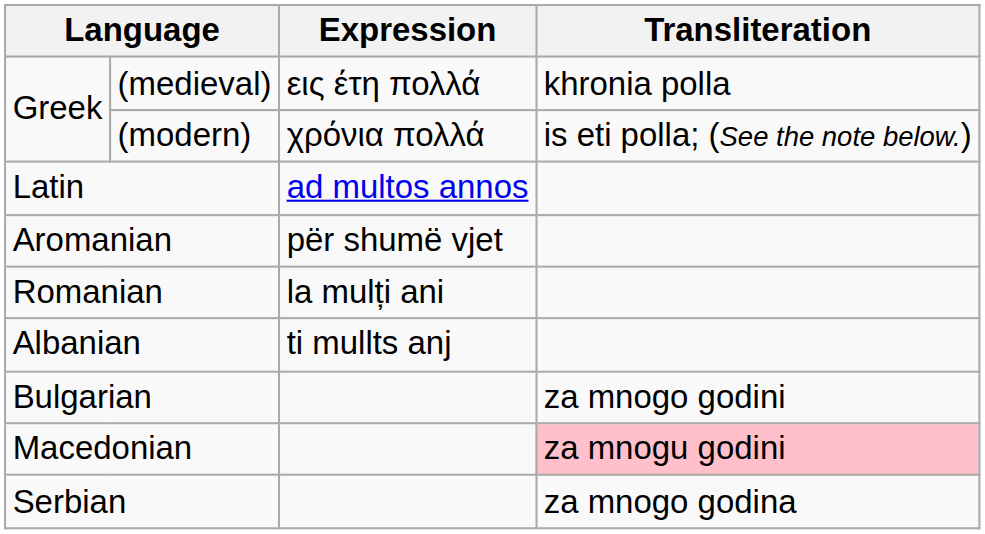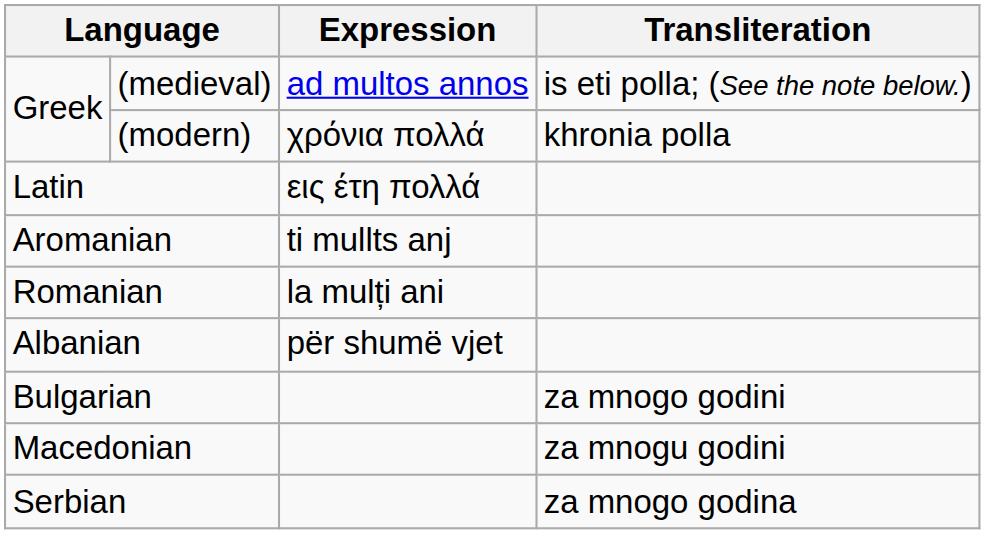(384, 82) εις έτη πολλά -> (408, 82) ad multos annos
(637, 82) khronia polla -> (758, 82) is eti polla; (See the note below.)
(758, 135) is eti polla; (See the note below.) -> (637, 135) khronia polla
(408, 187) ad multos annos -> (384, 187) εις έτη πολλά
(395, 239) për shumë vjet -> (369, 239) ti mullts anj
(369, 344) ti mullts anj -> (395, 344) për shumë vjet
(665, 448) pink background -> (665, 448) no background
